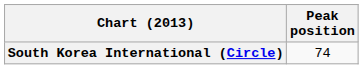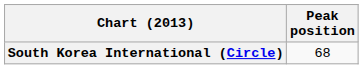(323, 53) 74 -> (323, 53) 68
